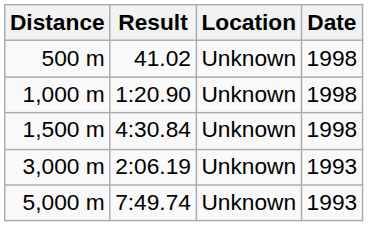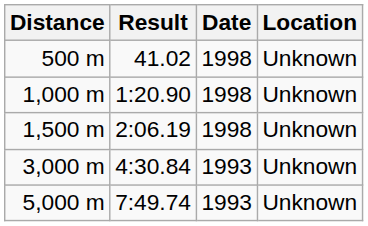columns swapped: (249, 22) <-> (332, 22)
(153, 130) 4:30.84 -> (153, 130) 2:06.19
(153, 166) 2:06.19 -> (153, 166) 4:30.84
